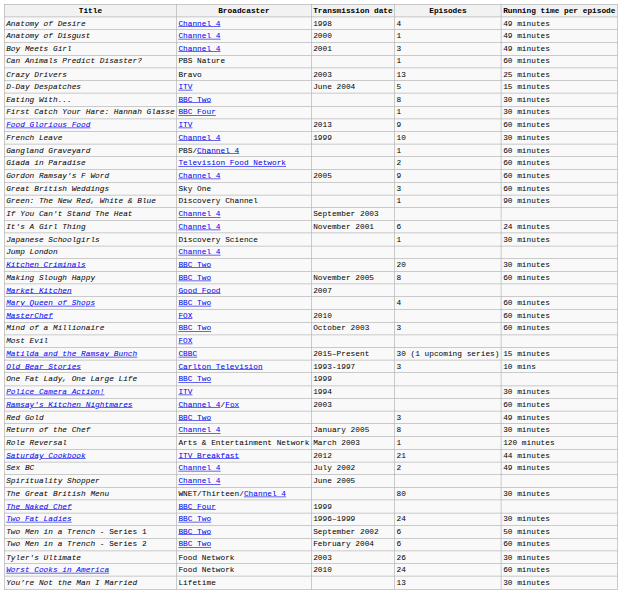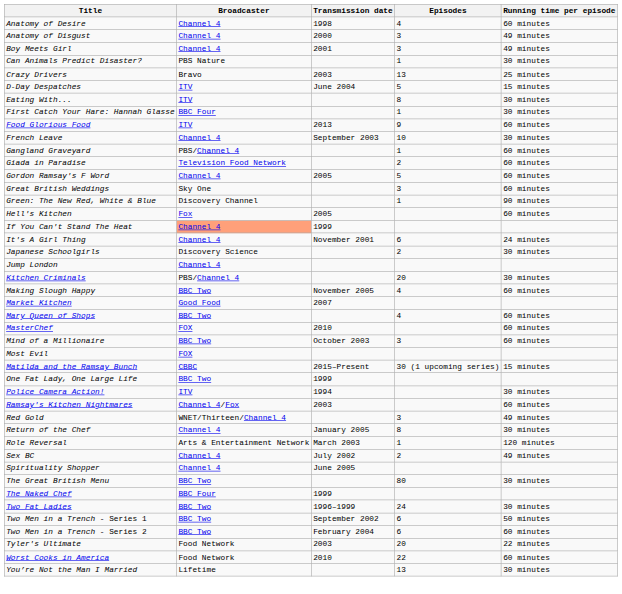(527, 23) 49 minutes -> (527, 23) 60 minutes
(399, 36) 1 -> (399, 36) 3
(527, 62) 60 minutes -> (527, 62) 30 minutes
(195, 100) BBC Two -> (185, 100) ITV
(323, 138) 1999 -> (346, 138) September 2003
(399, 176) 9 -> (399, 176) 5
+ row: (39, 214)
(199, 214) no background -> (199, 227) lightsalmon background
(346, 214) September 2003 -> (323, 227) 1999
(399, 239) 1 -> (399, 252) 2
(195, 265) BBC Two -> (209, 278) PBS/Channel 4
(399, 278) 8 -> (399, 290) 4
- row: (44, 367)
(195, 417) BBC Two -> (232, 417) WNET/Thirteen/Channel 4
- row: (46, 456)
(232, 494) WNET/Thirteen/Channel 4 -> (195, 481) BBC Two
(401, 557) 26 -> (401, 545) 20
(527, 557) 30 minutes -> (527, 545) 22 minutes
(401, 570) 24 -> (401, 557) 22
